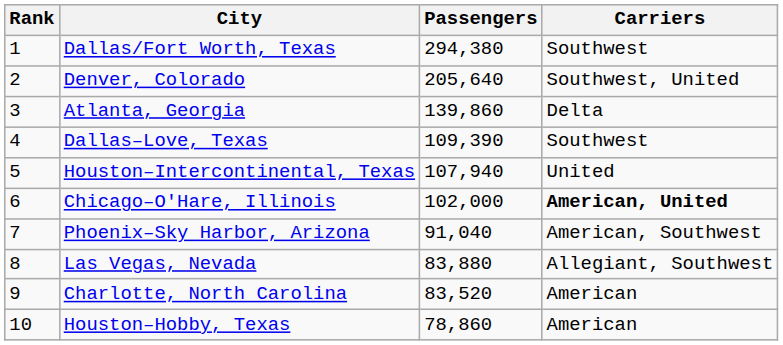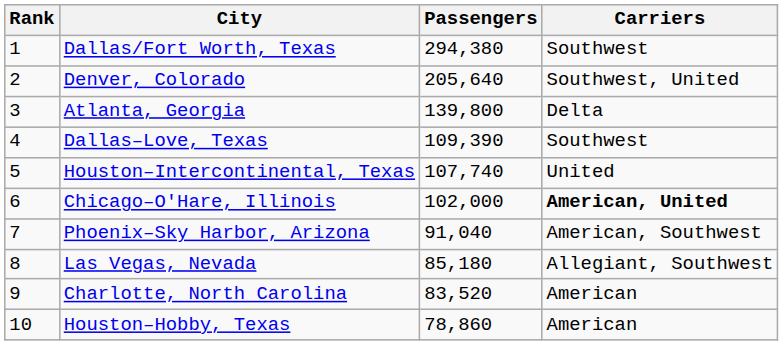(464, 112) 139,860 -> (464, 112) 139,800
(464, 173) 107,940 -> (464, 173) 107,740
(458, 264) 83,880 -> (458, 264) 85,180
